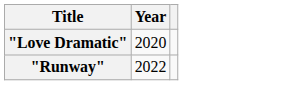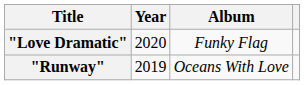+ column: (231, 17)
(150, 67) 2022 -> (150, 67) 2019
